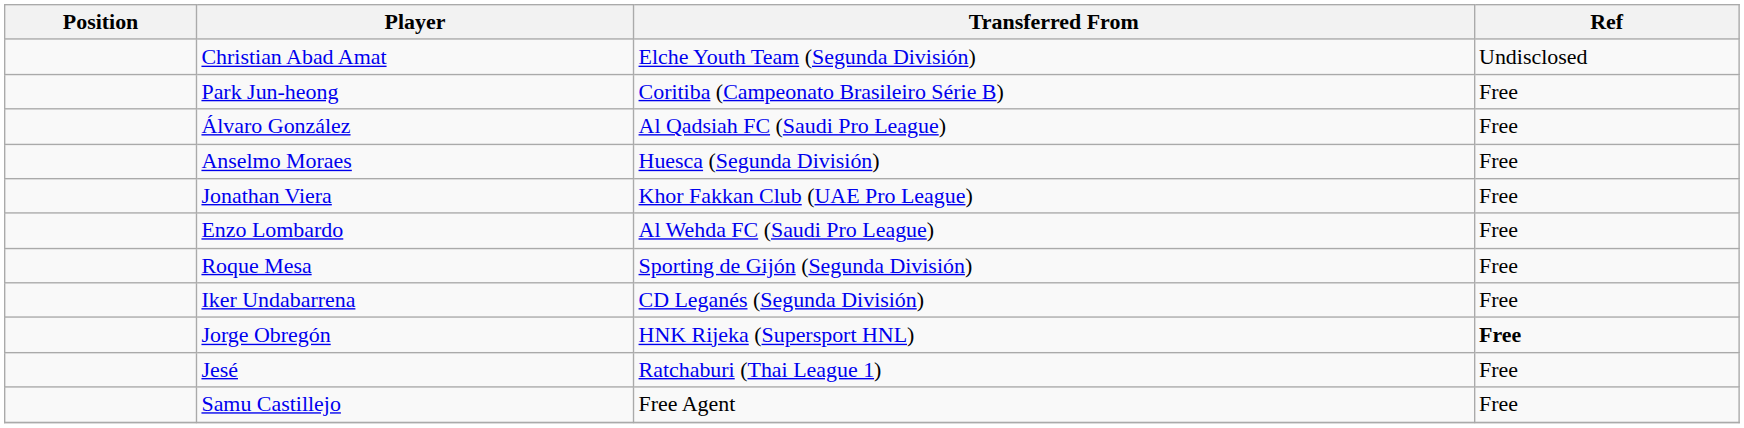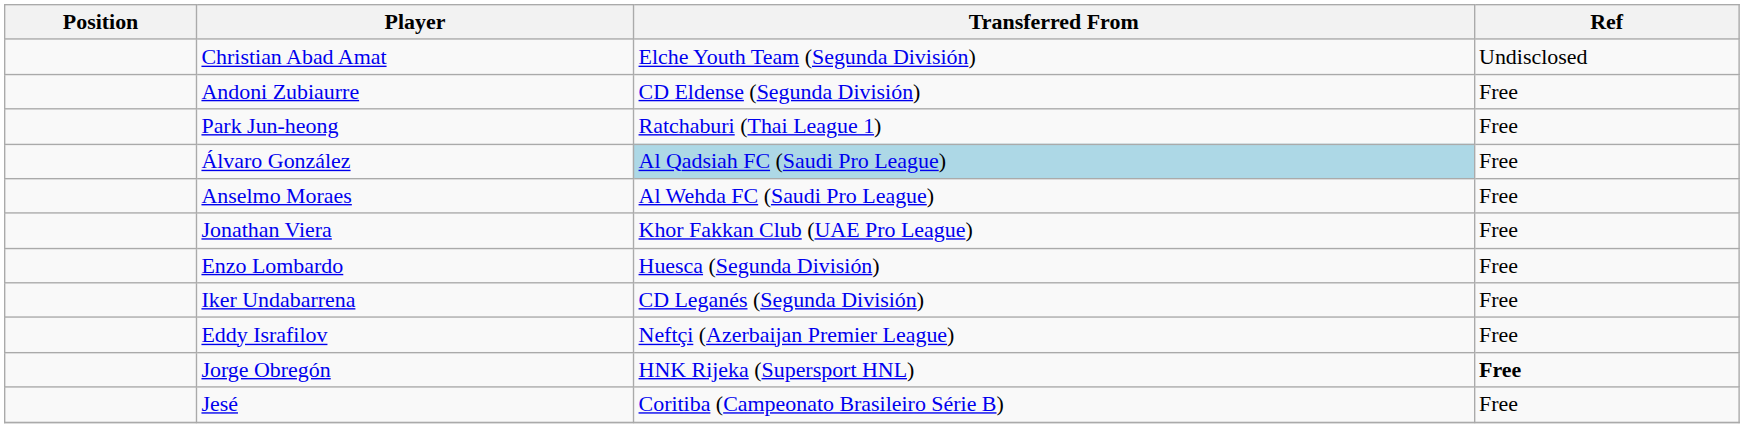+ row: (280, 91)
(821, 91) Coritiba (Campeonato Brasileiro Série B) -> (760, 126) Ratchaburi (Thai League 1)
(792, 126) no background -> (792, 160) lightblue background
(759, 160) Huesca (Segunda División) -> (786, 195) Al Wehda FC (Saudi Pro League)
(786, 230) Al Wehda FC (Saudi Pro League) -> (759, 265) Huesca (Segunda División)
- row: (257, 265)
+ row: (264, 334)
(760, 369) Ratchaburi (Thai League 1) -> (821, 404) Coritiba (Campeonato Brasileiro Série B)
- row: (271, 404)
